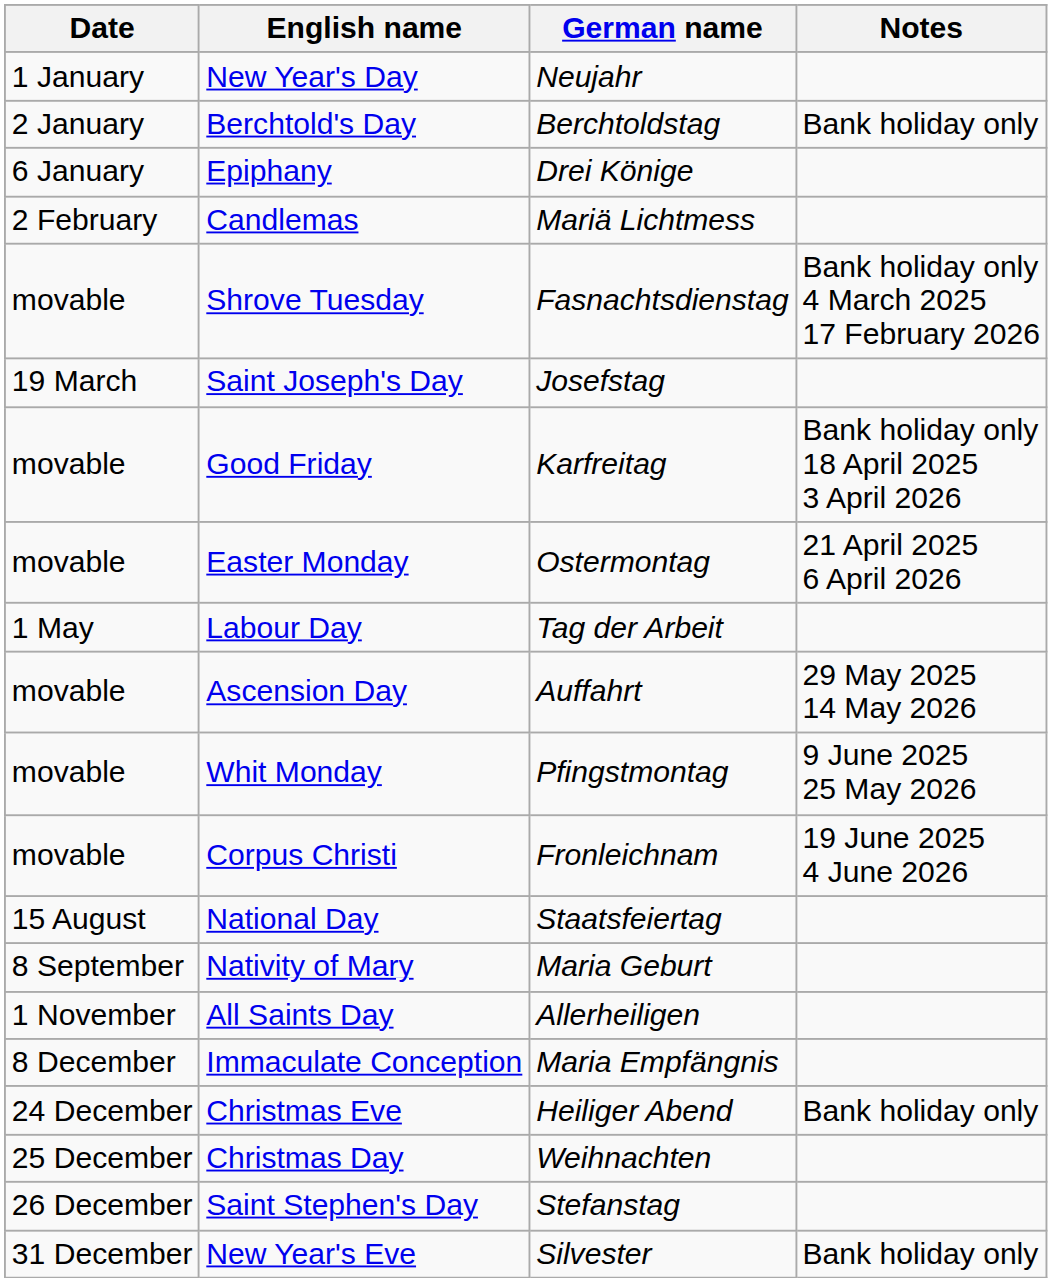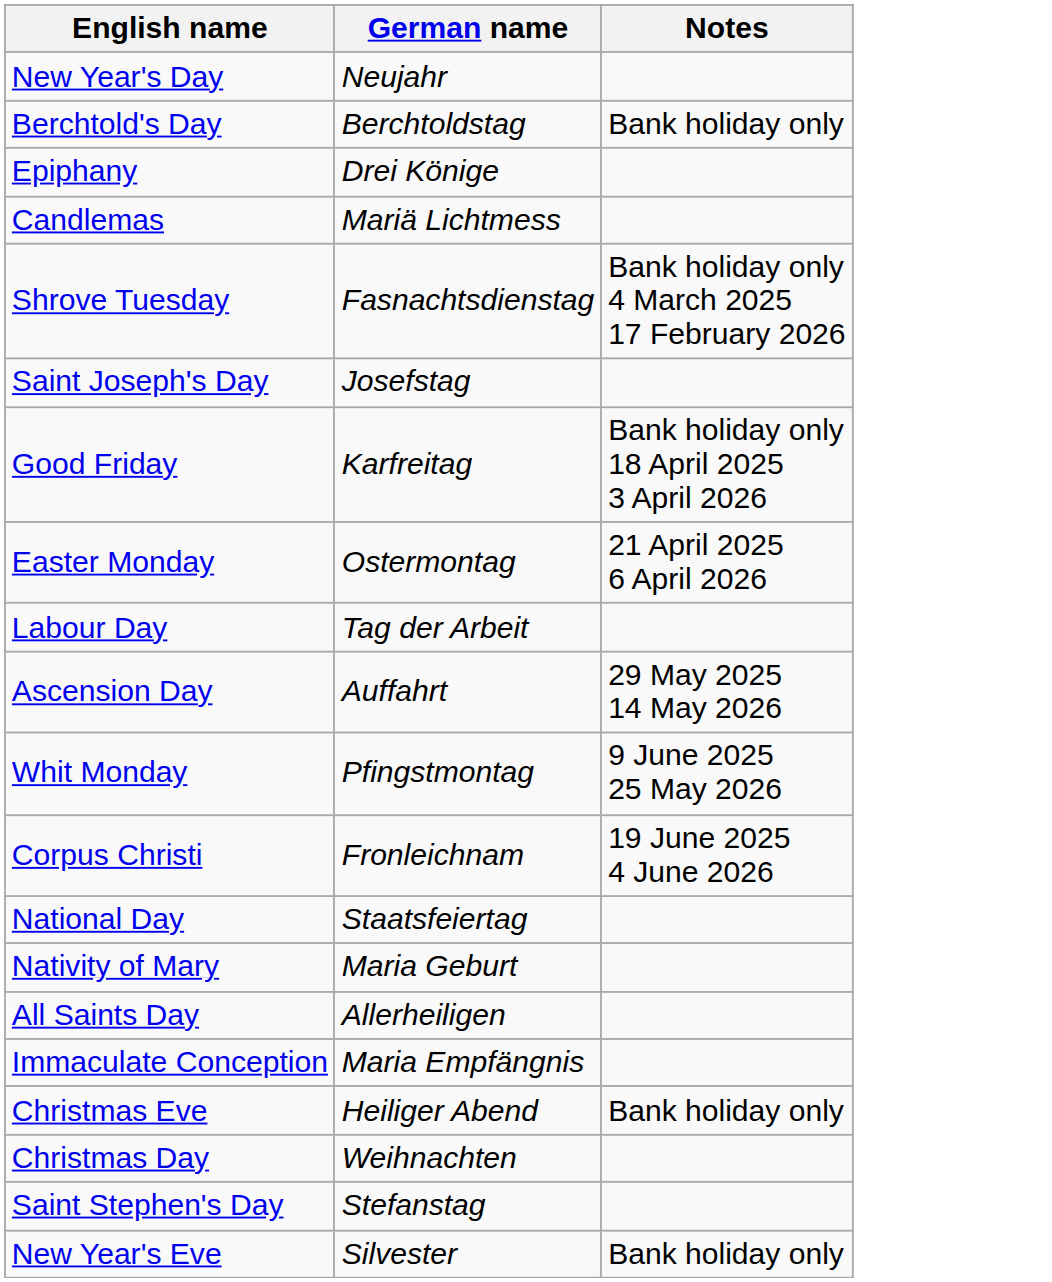- column: (102, 28)
